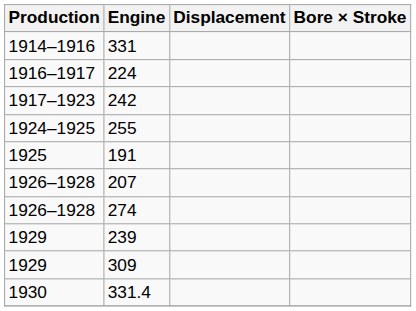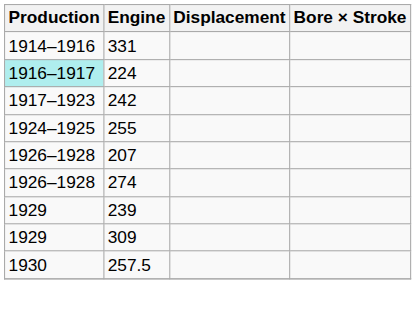(52, 73) no background -> (52, 73) paleturquoise background
- row: (122, 155)
+ row: (129, 264)
- row: (129, 292)
